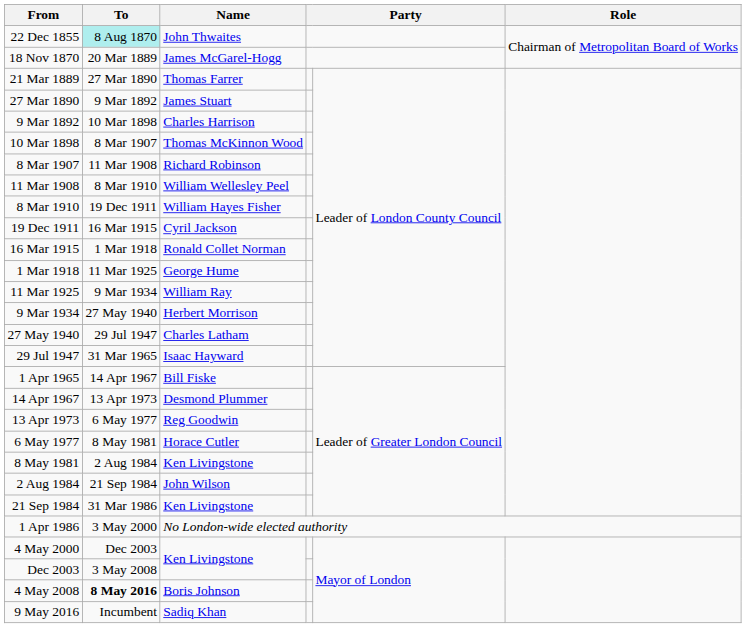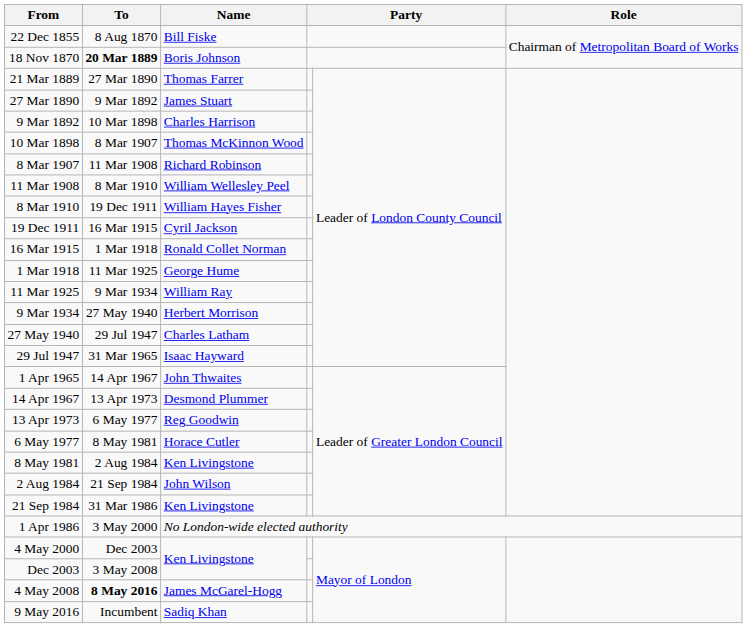(126, 36) paleturquoise background -> (126, 36) no background
(202, 36) John Thwaites -> (190, 36) Bill Fiske
(122, 57) normal -> (121, 57) bold
(222, 57) James McGarel-Hogg -> (202, 57) Boris Johnson
(190, 377) Bill Fiske -> (203, 377) John Thwaites
(202, 590) Boris Johnson -> (223, 590) James McGarel-Hogg
